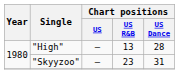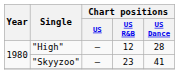(128, 47) 13 -> (128, 47) 12
(159, 62) 31 -> (159, 62) 41
